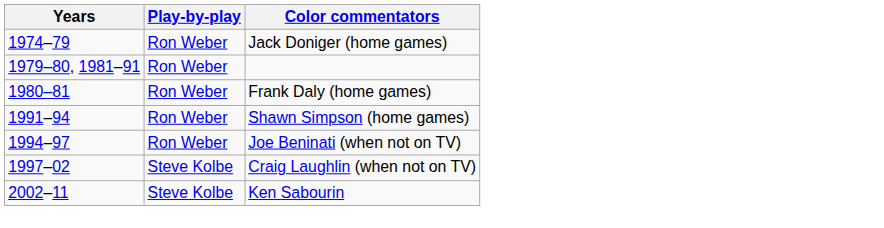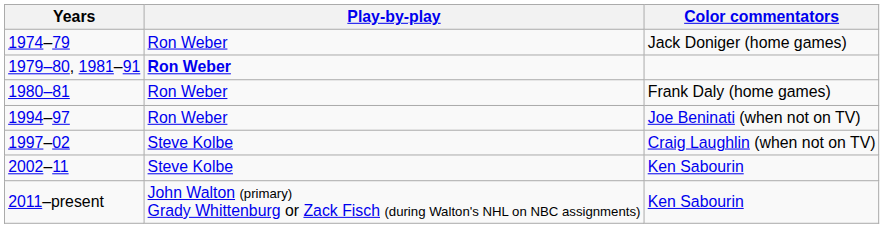(188, 67) normal -> (189, 67) bold
- row: (39, 117)
+ row: (56, 201)
